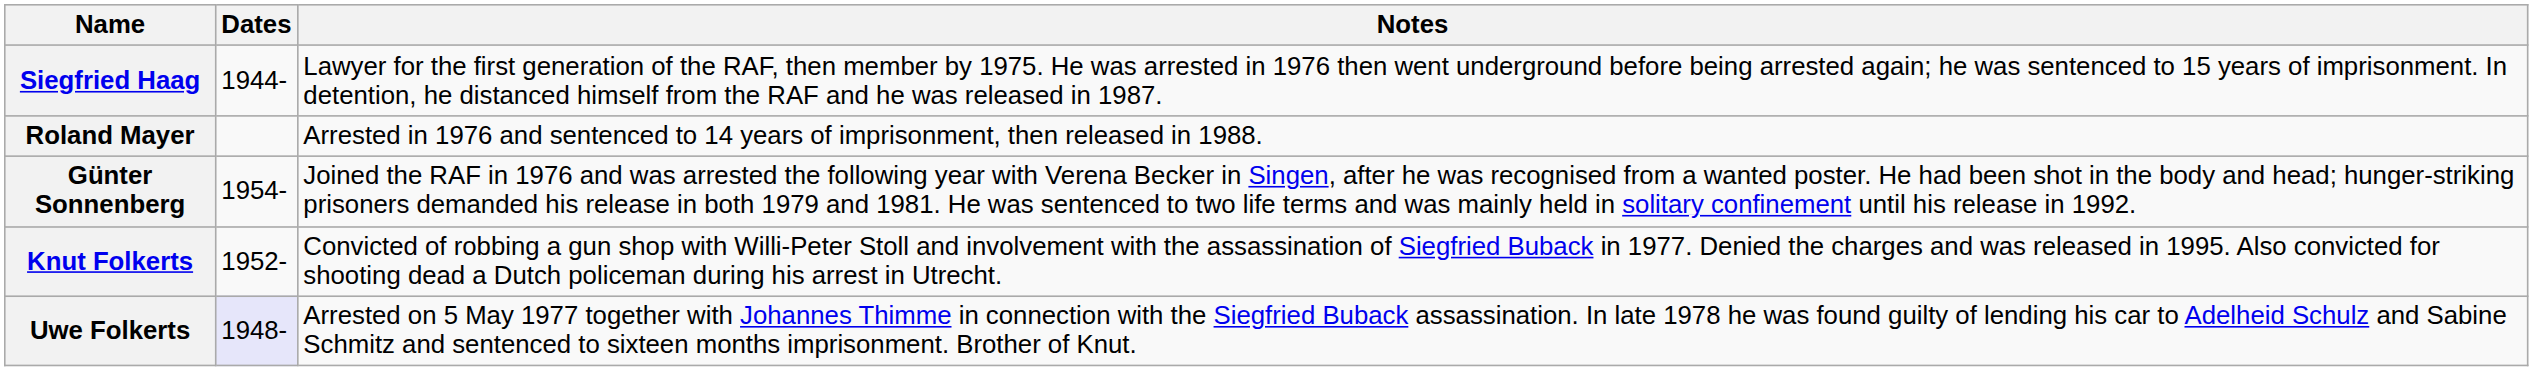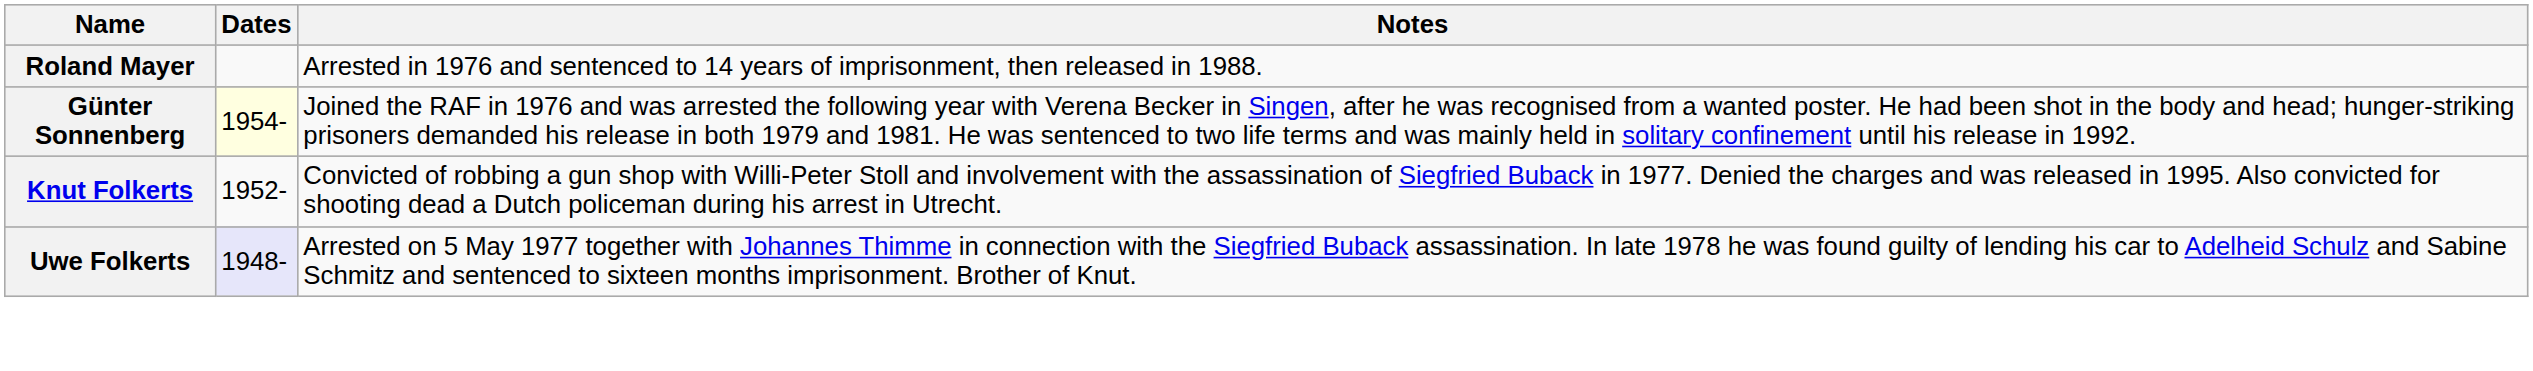- row: (110, 80)
(254, 190) no background -> (254, 121) lightyellow background
